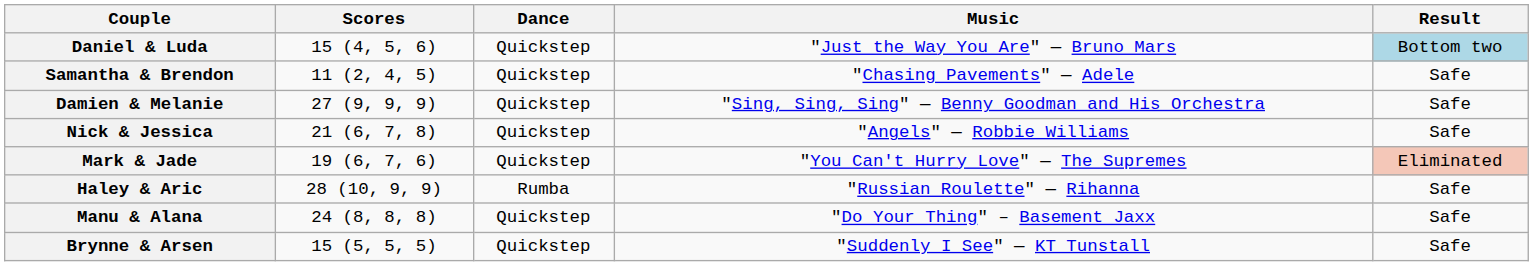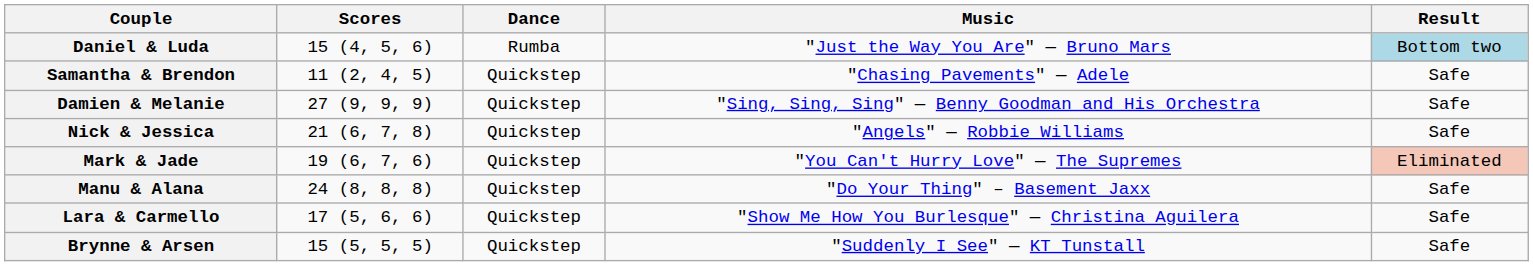(543, 47) Quickstep -> (534, 47) Rumba
- row: (140, 189)
+ row: (141, 218)
